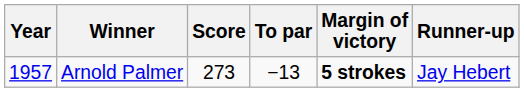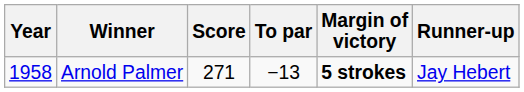(31, 72) 1957 -> (31, 72) 1958
(219, 72) 273 -> (219, 72) 271
